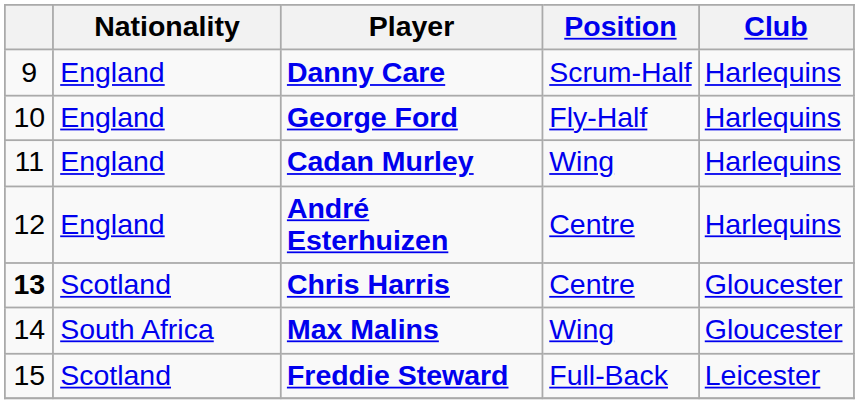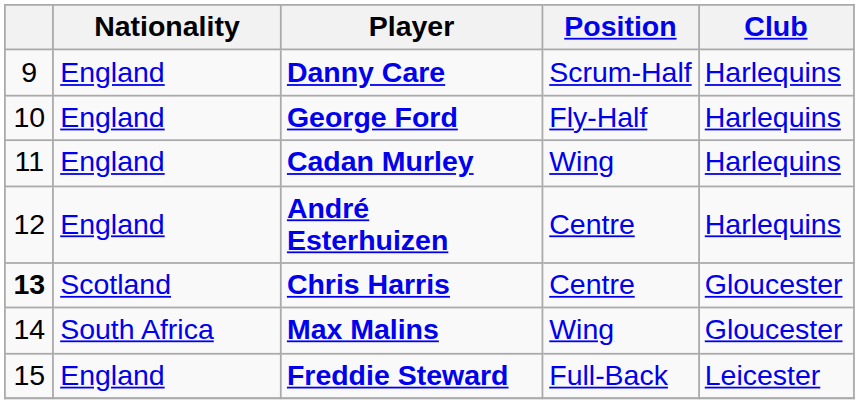(116, 375) Scotland -> (112, 375) England
